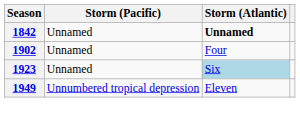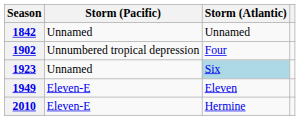(229, 32) bold -> (227, 32) normal
(70, 50) Unnamed -> (123, 50) Unnumbered tropical depression
(123, 87) Unnumbered tropical depression -> (69, 87) Eleven-E
+ row: (24, 106)
